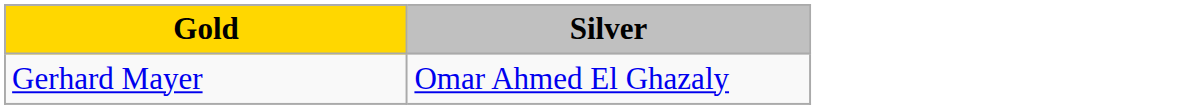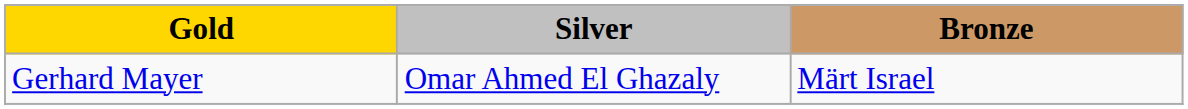+ column: (986, 29)
